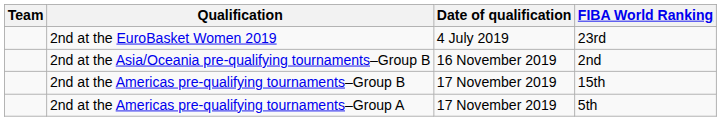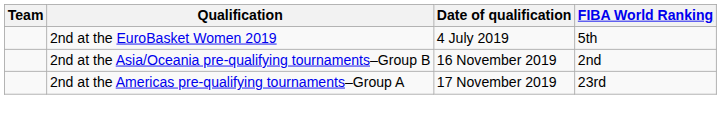(592, 37) 23rd -> (588, 37) 5th
- row: (228, 82)
(588, 104) 5th -> (592, 82) 23rd
